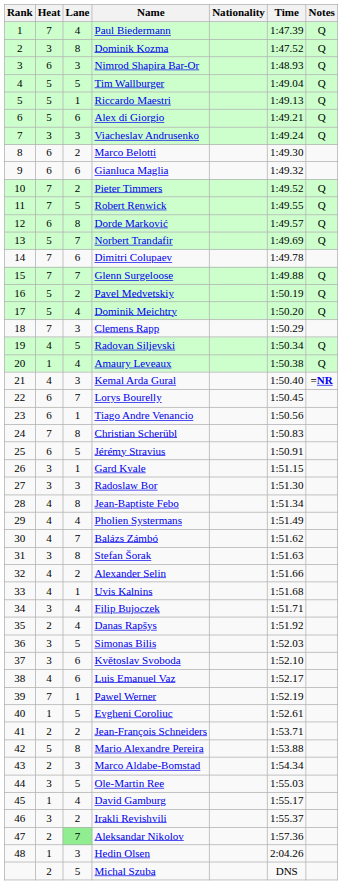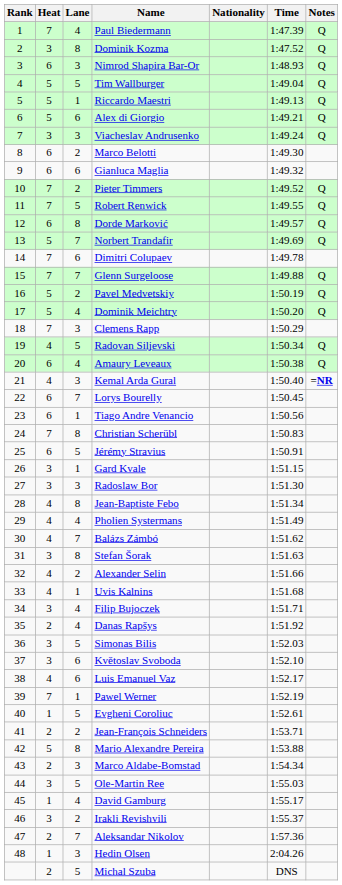(49, 363) 1 -> (49, 363) 6
(77, 836) lightgreen background -> (77, 836) no background
